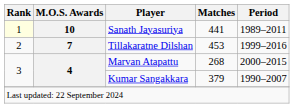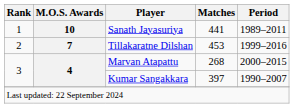(19, 29) lightyellow background -> (19, 29) no background
(216, 78) 379 -> (216, 78) 397
